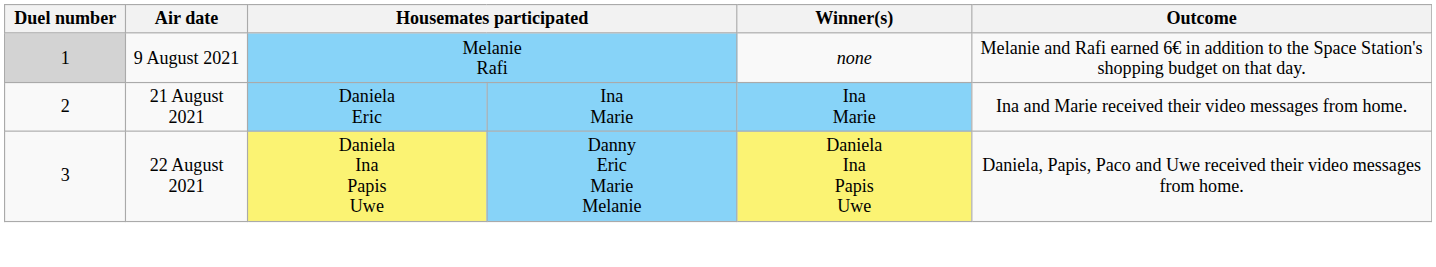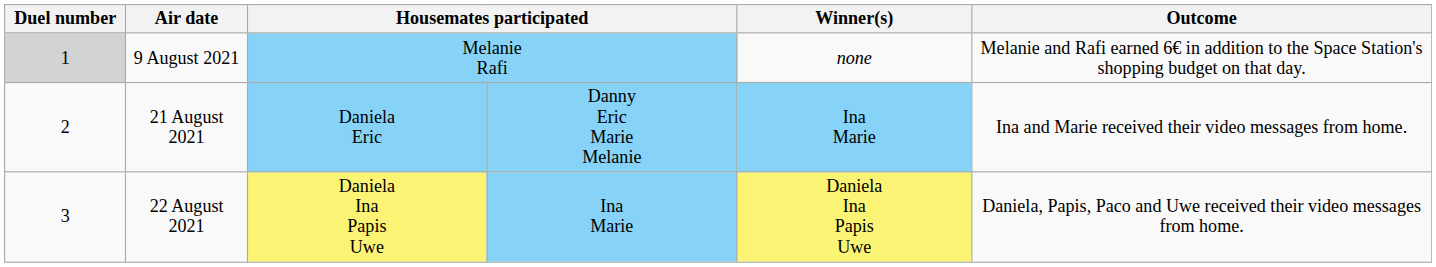(612, 106) Ina Marie -> (612, 127) Danny Eric Marie Melanie
(612, 176) Danny Eric Marie Melanie -> (612, 216) Ina Marie
